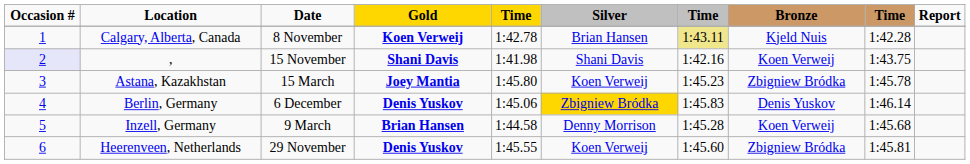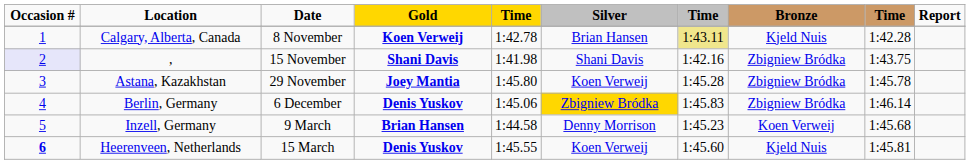(796, 59) Koen Verweij -> (796, 59) Zbigniew Bródka
(308, 81) 15 March -> (308, 81) 29 November
(703, 81) 1:45.23 -> (703, 81) 1:45.28
(796, 103) Denis Yuskov -> (796, 103) Zbigniew Bródka
(703, 125) 1:45.28 -> (703, 125) 1:45.23
(42, 147) normal -> (42, 147) bold
(308, 147) 29 November -> (308, 147) 15 March
(796, 147) Zbigniew Bródka -> (796, 147) Kjeld Nuis
